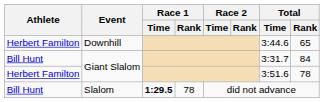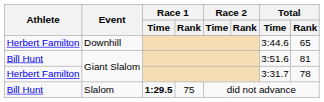(275, 59) 3:31.7 -> (275, 59) 3:51.6
(305, 59) 84 -> (305, 59) 81
(275, 74) 3:51.6 -> (275, 74) 3:31.7
(189, 90) 78 -> (189, 90) 75
